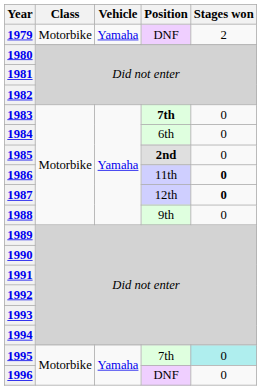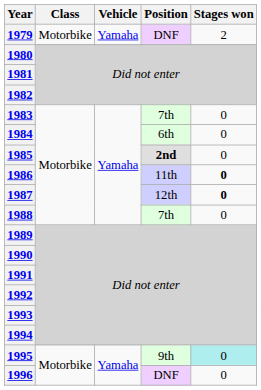(166, 114) bold -> (166, 114) normal
(166, 214) 9th -> (166, 214) 7th
(166, 355) 7th -> (166, 355) 9th
